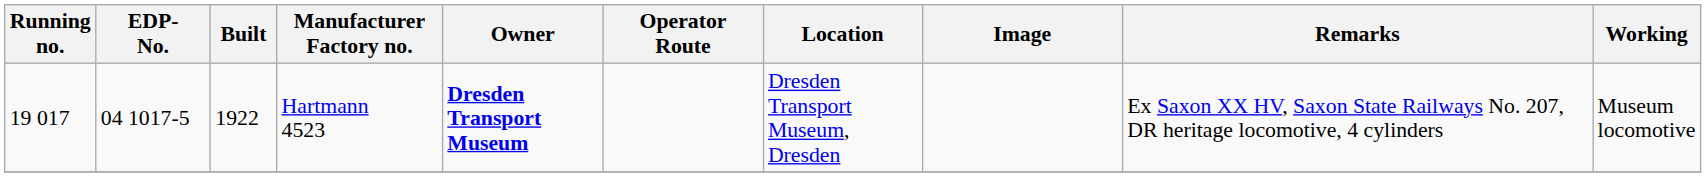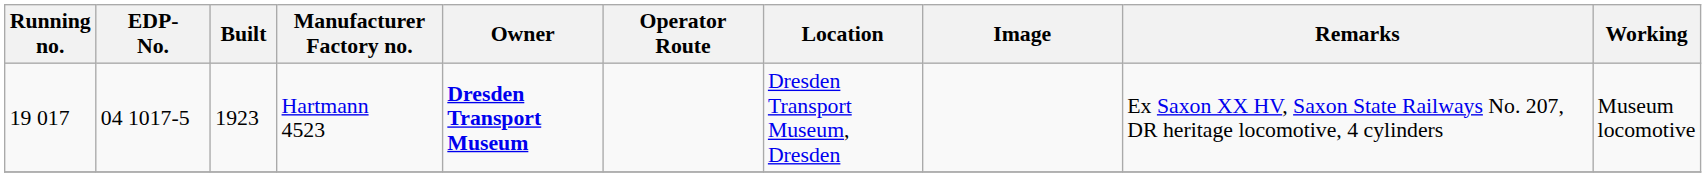(237, 117) 1922 -> (237, 117) 1923
